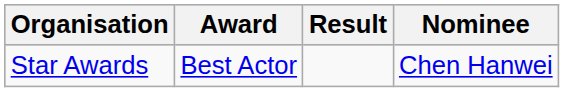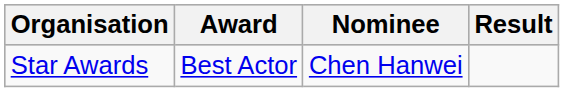columns swapped: (476, 24) <-> (348, 24)
